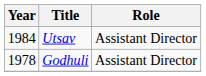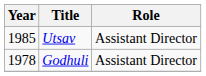(22, 37) 1984 -> (22, 37) 1985
